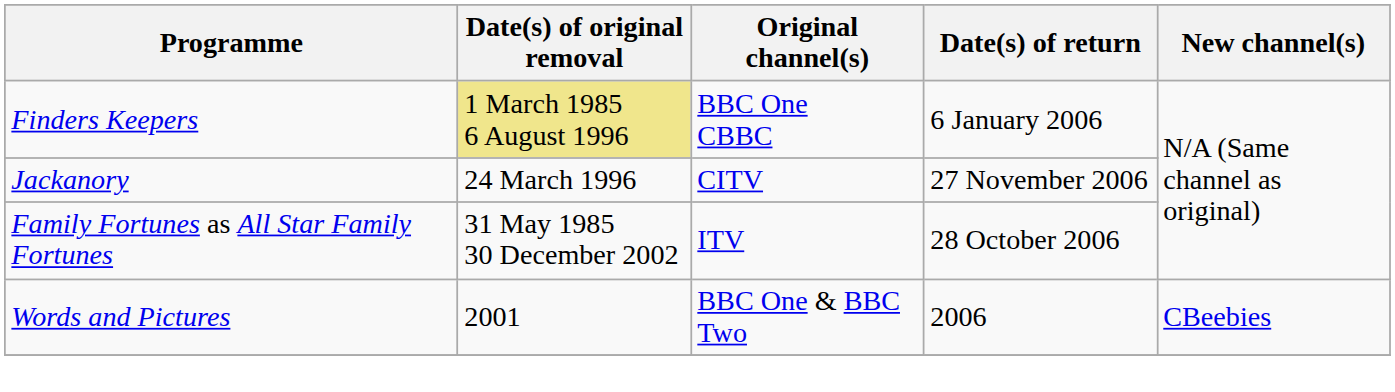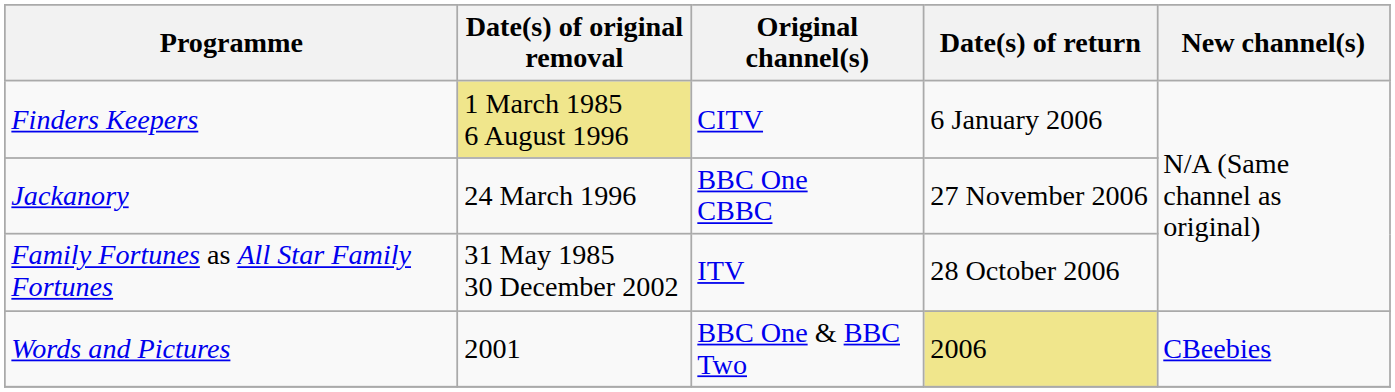(752, 119) BBC One CBBC -> (730, 119) CITV
(730, 179) CITV -> (752, 195) BBC One CBBC
(958, 316) no background -> (958, 348) khaki background
